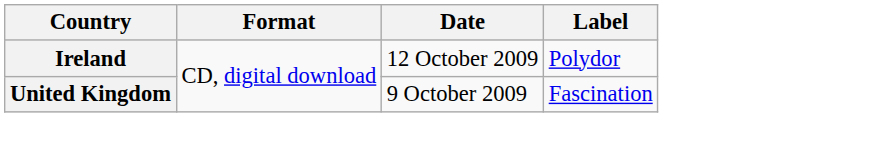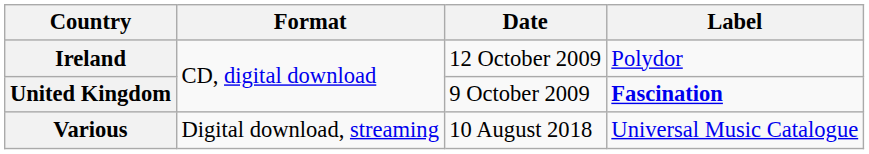(601, 93) normal -> (667, 93) bold
+ row: (90, 129)
